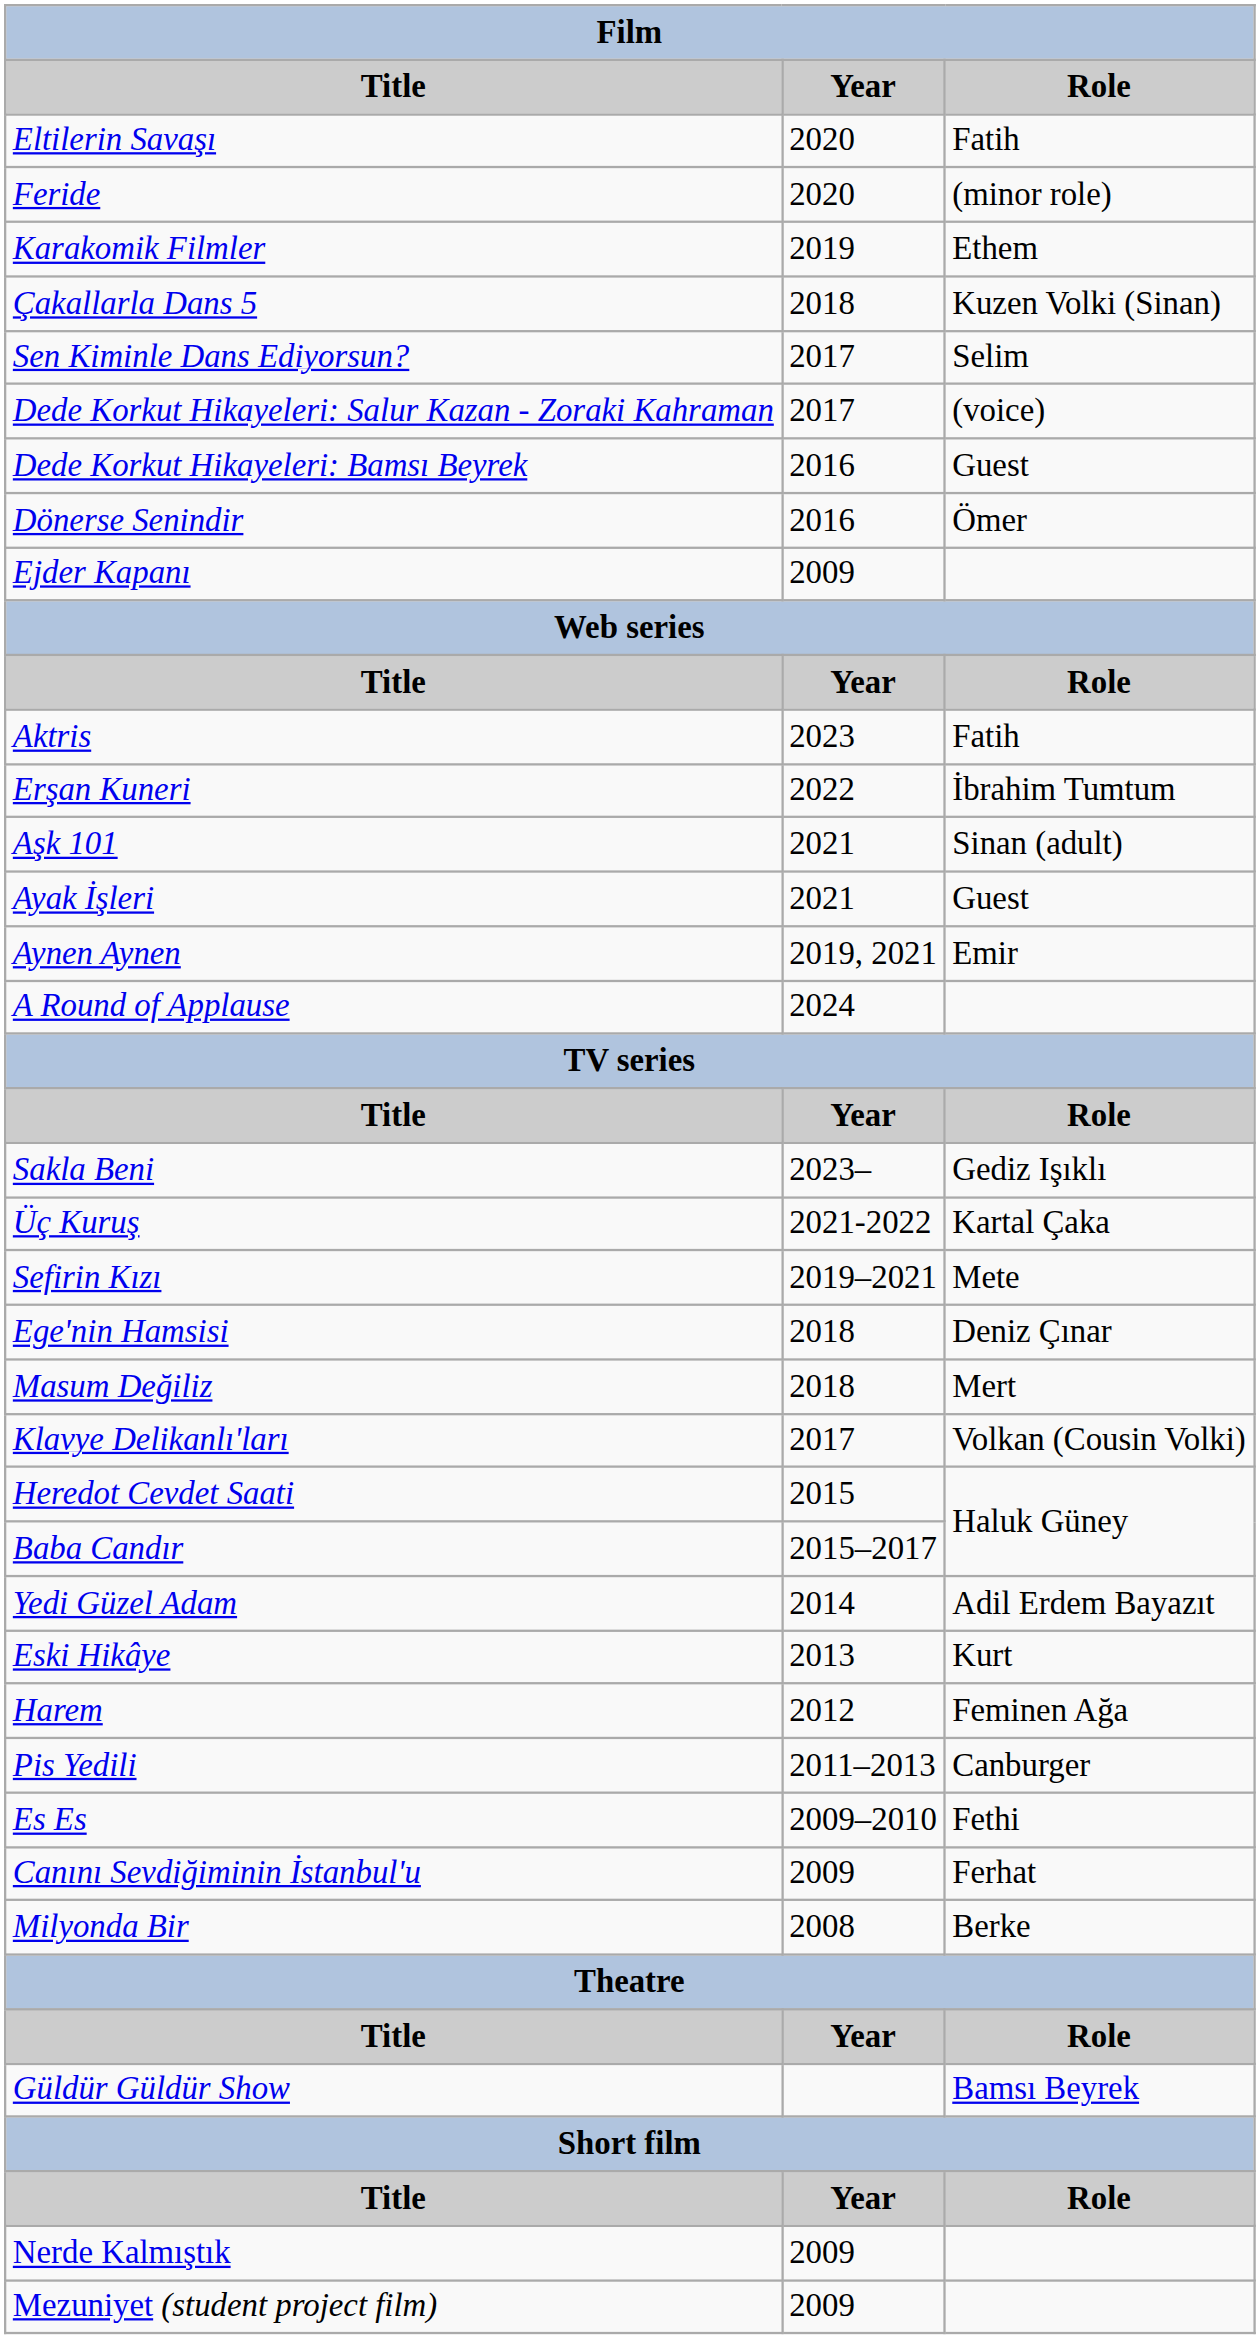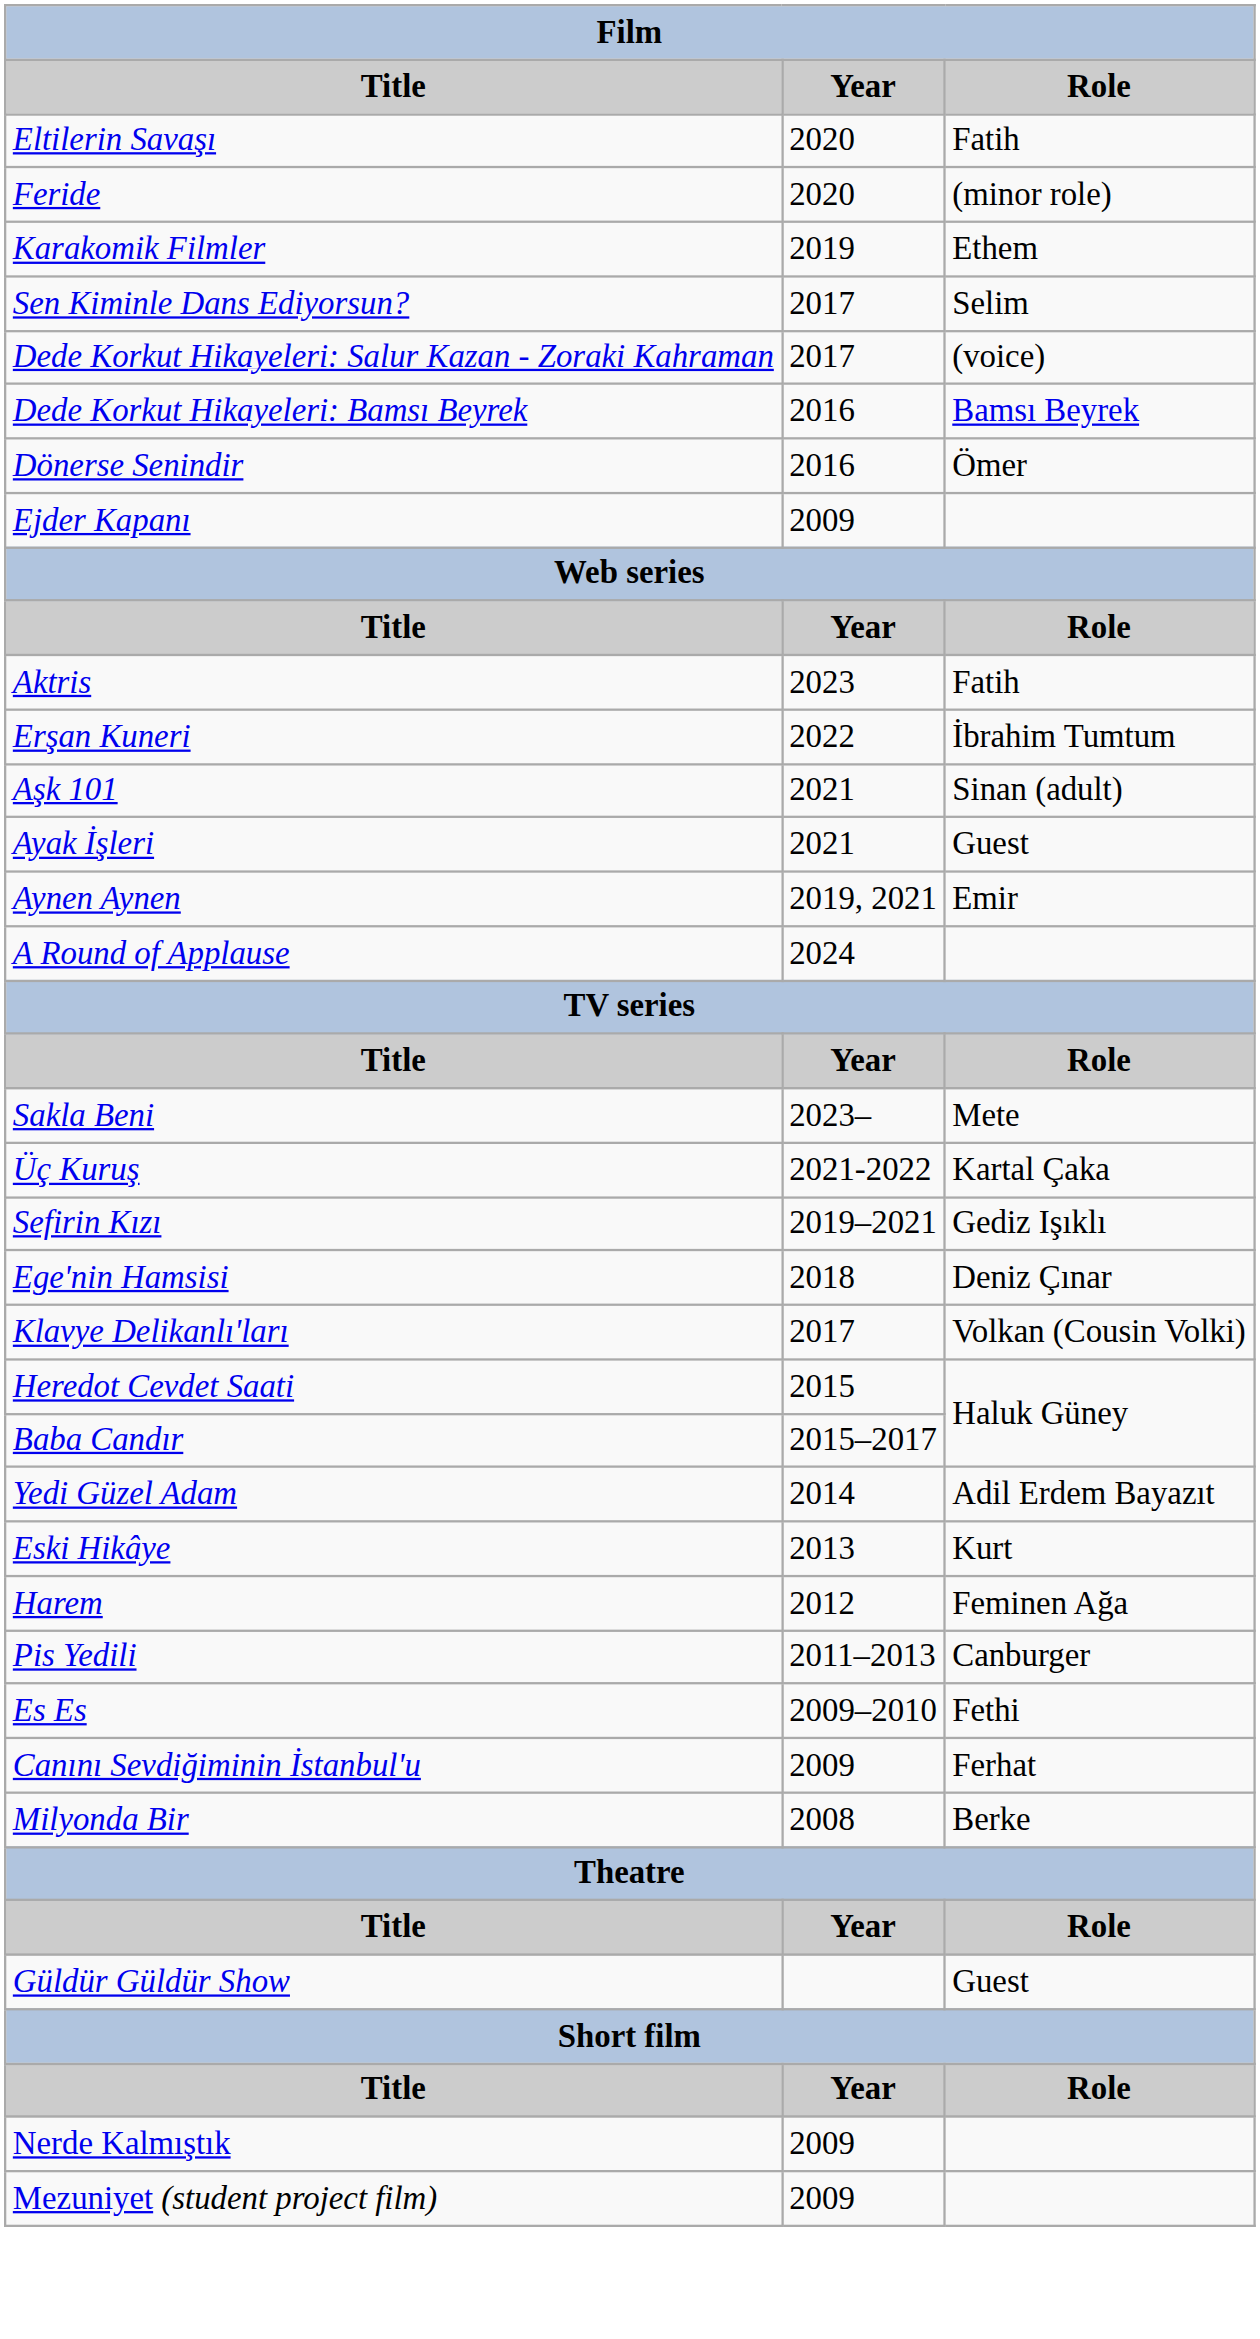- row: (135, 302)
(991, 465) Guest -> (1046, 411) Bamsı Beyrek
(1029, 1169) Gediz Işıklı -> (986, 1114) Mete
(986, 1277) Mete -> (1029, 1223) Gediz Işıklı
- row: (113, 1385)
(1046, 2089) Bamsı Beyrek -> (991, 1981) Guest
